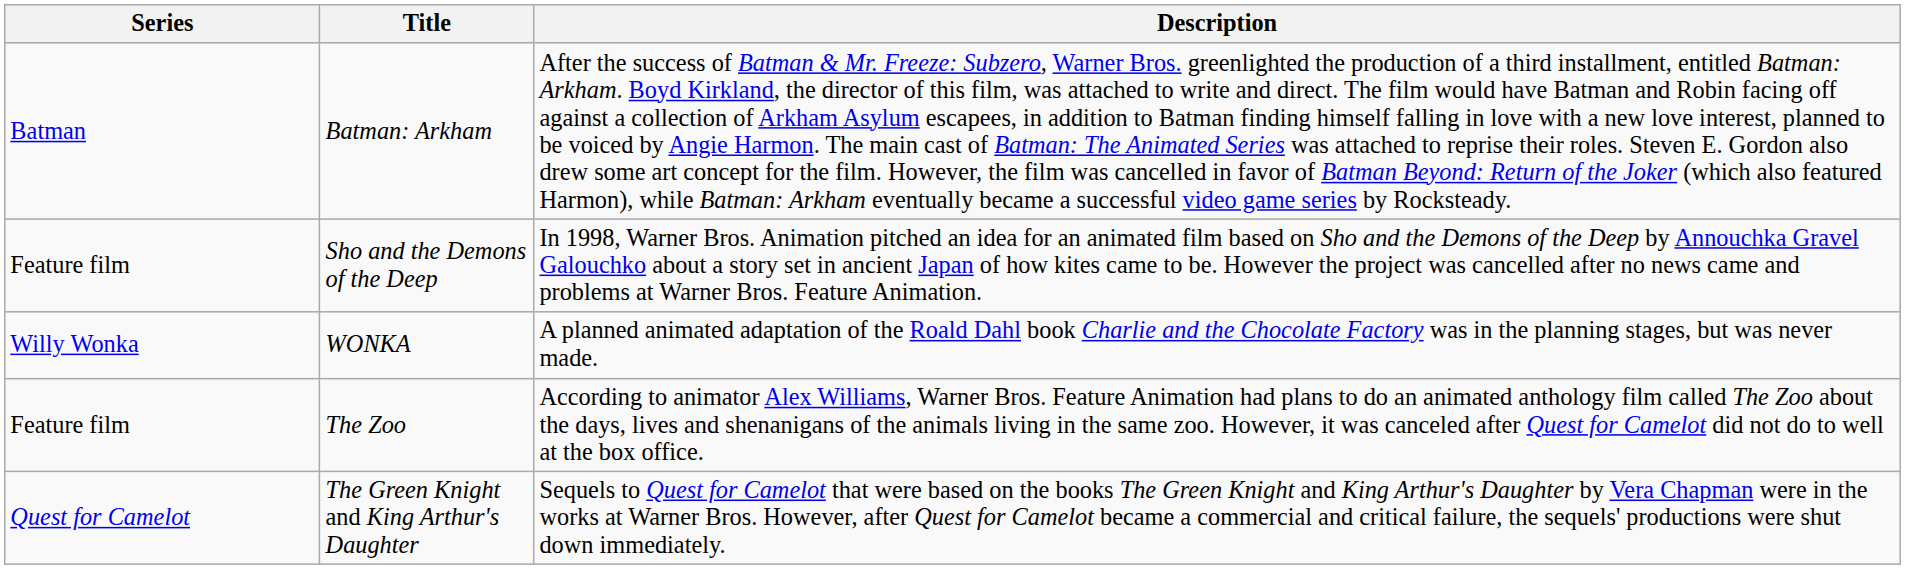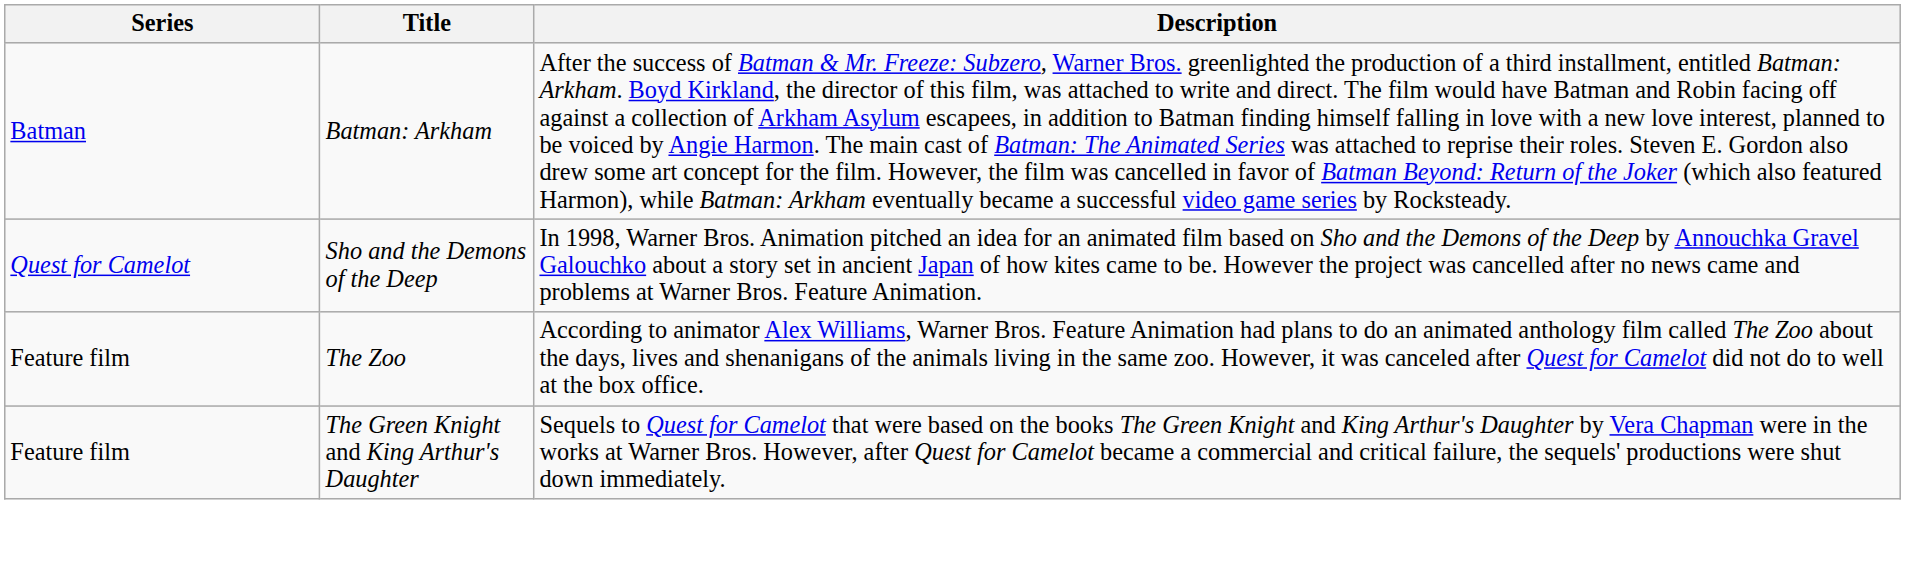(70, 265) Feature film -> (100, 265) Quest for Camelot
- row: (368, 344)
(100, 517) Quest for Camelot -> (70, 451) Feature film
